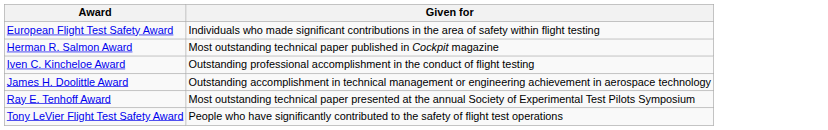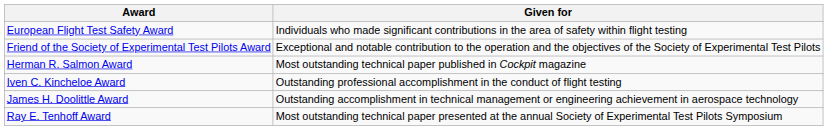+ row: (139, 47)
- row: (95, 116)
